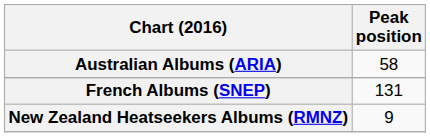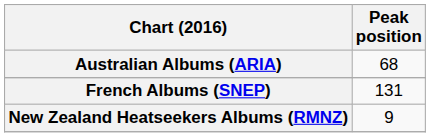(389, 63) 58 -> (389, 63) 68
